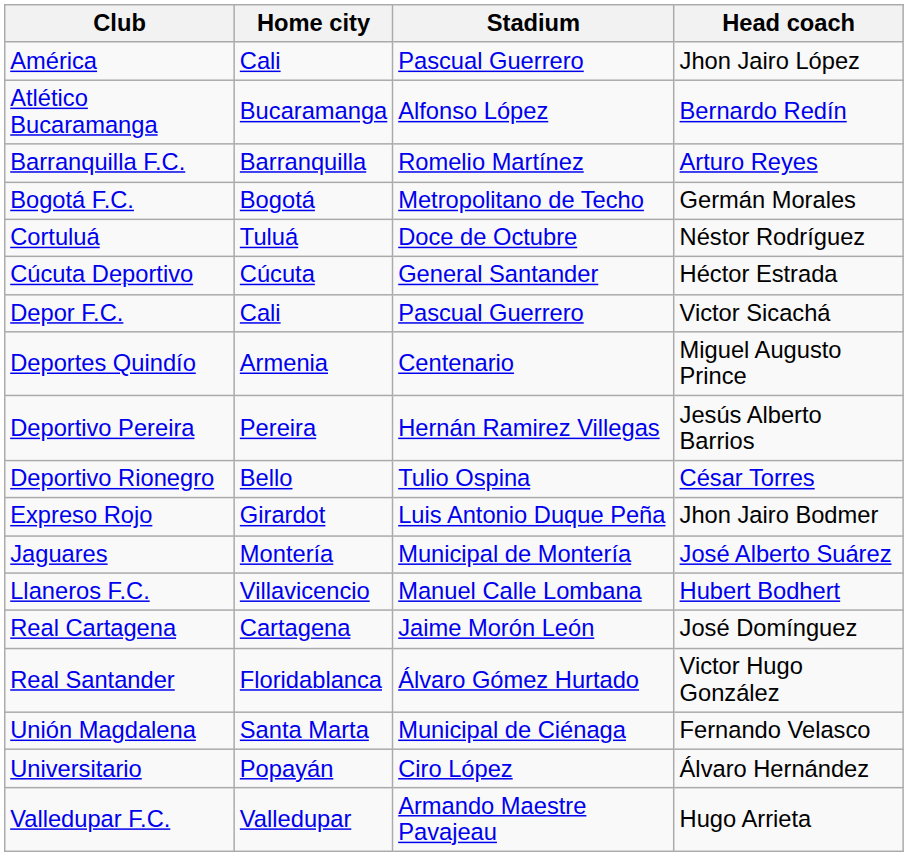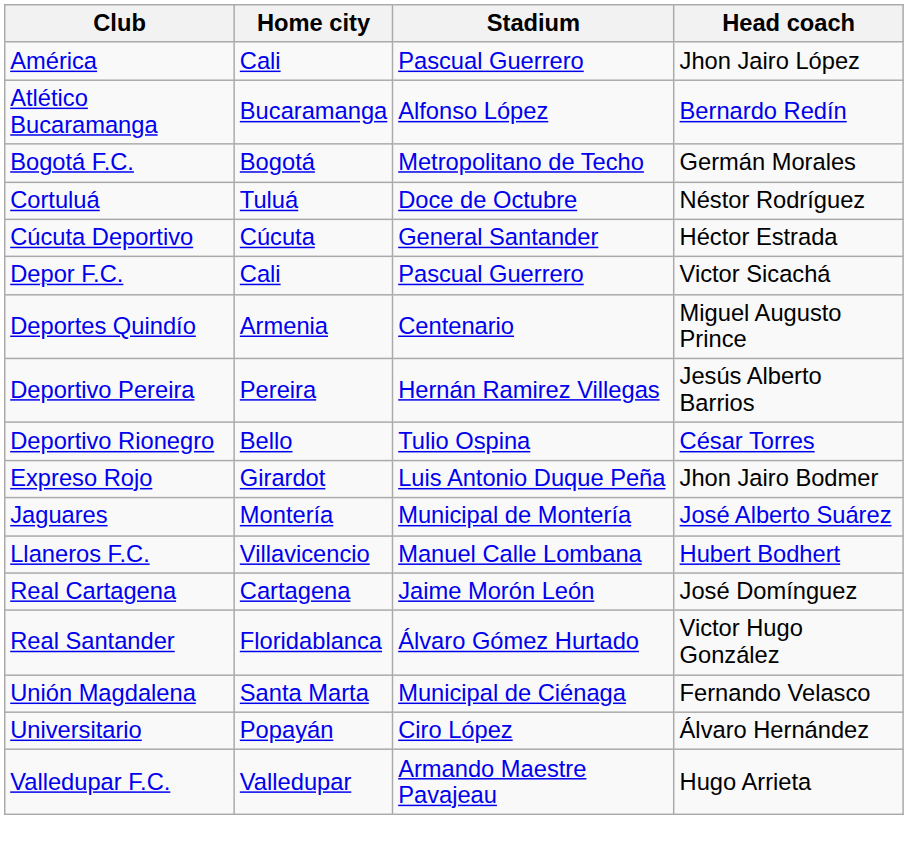- row: (98, 162)
